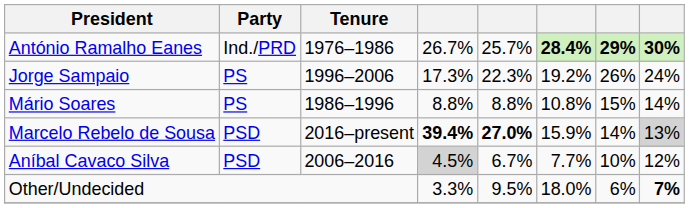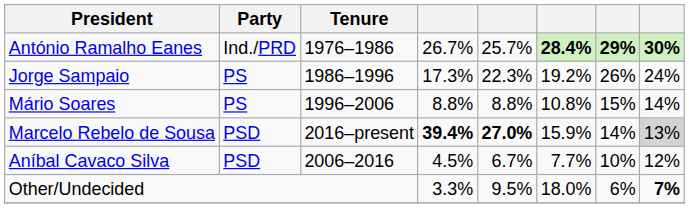(349, 76) 1996–2006 -> (349, 76) 1986–1996
(349, 104) 1986–1996 -> (349, 104) 1996–2006
(453, 161) lightgrey background -> (453, 161) no background
